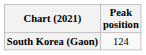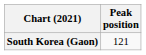(121, 41) 124 -> (121, 41) 121
